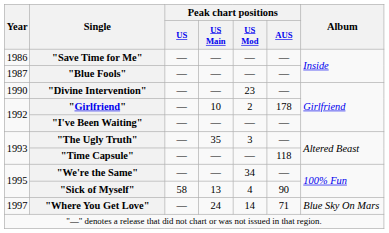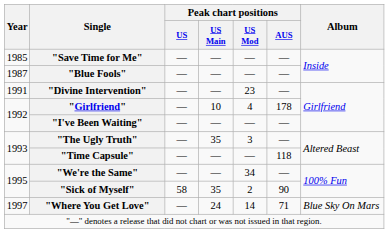(17, 57) 1986 -> (17, 57) 1985
(17, 90) 1990 -> (17, 90) 1991
(250, 106) 2 -> (250, 106) 4
(216, 189) 13 -> (216, 189) 35
(250, 189) 4 -> (250, 189) 2
